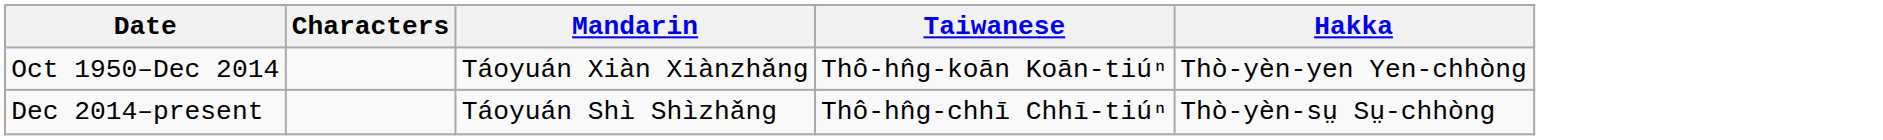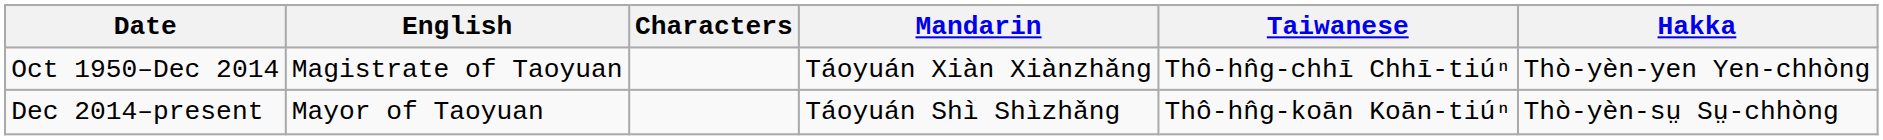+ column: (457, 26)
(994, 69) Thô-hn̂g-koān Koān-tiúⁿ -> (1338, 69) Thô-hn̂g-chhī Chhī-tiúⁿ
(994, 112) Thô-hn̂g-chhī Chhī-tiúⁿ -> (1338, 112) Thô-hn̂g-koān Koān-tiúⁿ
